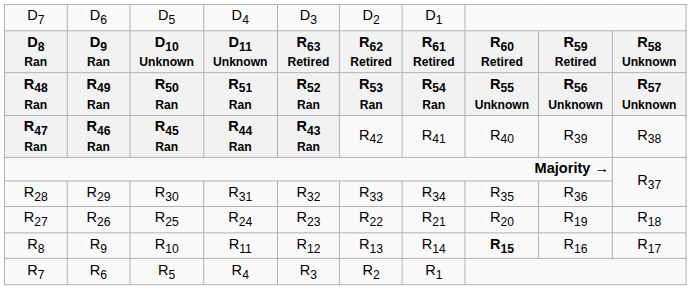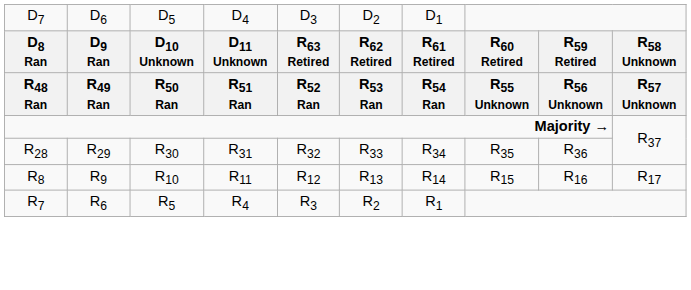- row: (36, 136)
- row: (36, 220)
(502, 246) bold -> (502, 177) normal
